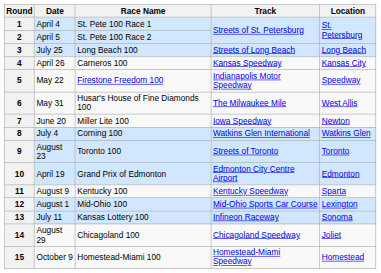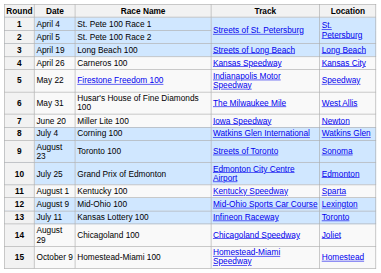(50, 50) July 25 -> (51, 50) April 19
(336, 151) Toronto -> (337, 151) Sonoma
(51, 173) April 19 -> (50, 173) July 25
(53, 191) August 9 -> (53, 191) August 1
(53, 204) August 1 -> (53, 204) August 9
(337, 217) Sonoma -> (336, 217) Toronto
